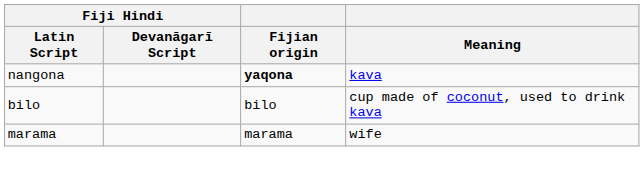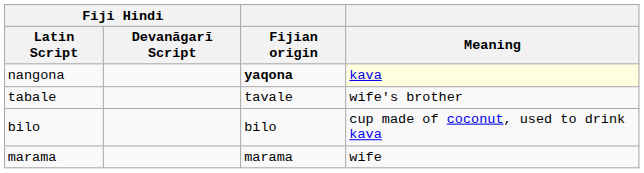(366, 75) no background -> (366, 75) lightyellow background
+ row: (32, 97)
